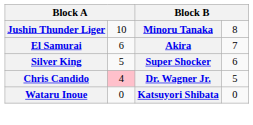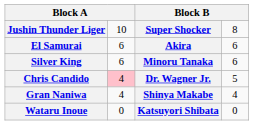(178, 29) Minoru Tanaka -> (178, 29) Super Shocker
(235, 45) 7 -> (235, 45) 6
(121, 62) 5 -> (121, 62) 6
(178, 62) Super Shocker -> (178, 62) Minoru Tanaka
+ row: (56, 95)
